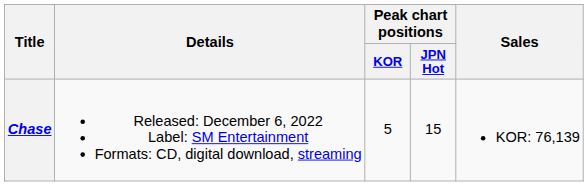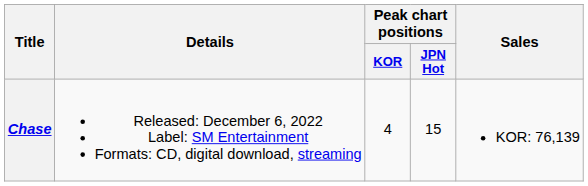(388, 129) 5 -> (388, 129) 4
